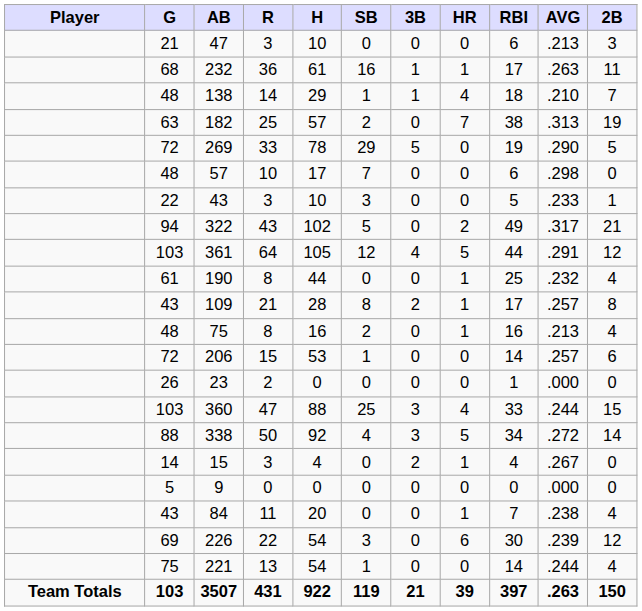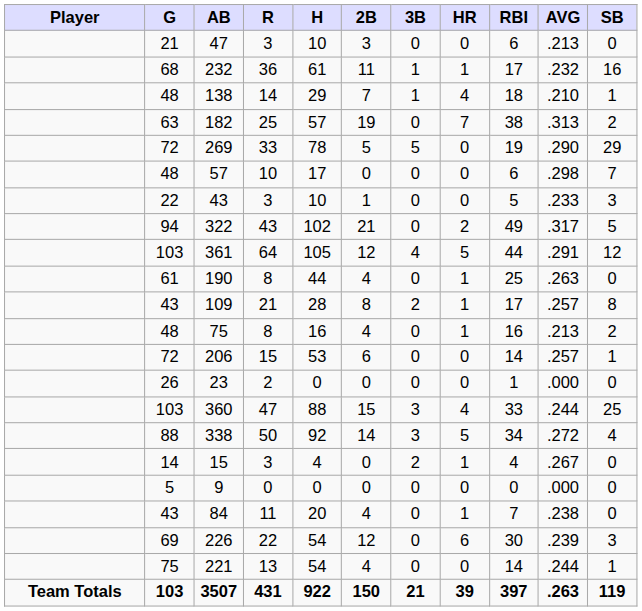columns swapped: (612, 17) <-> (366, 17)
(563, 69) .263 -> (563, 69) .232
(563, 278) .232 -> (563, 278) .263
